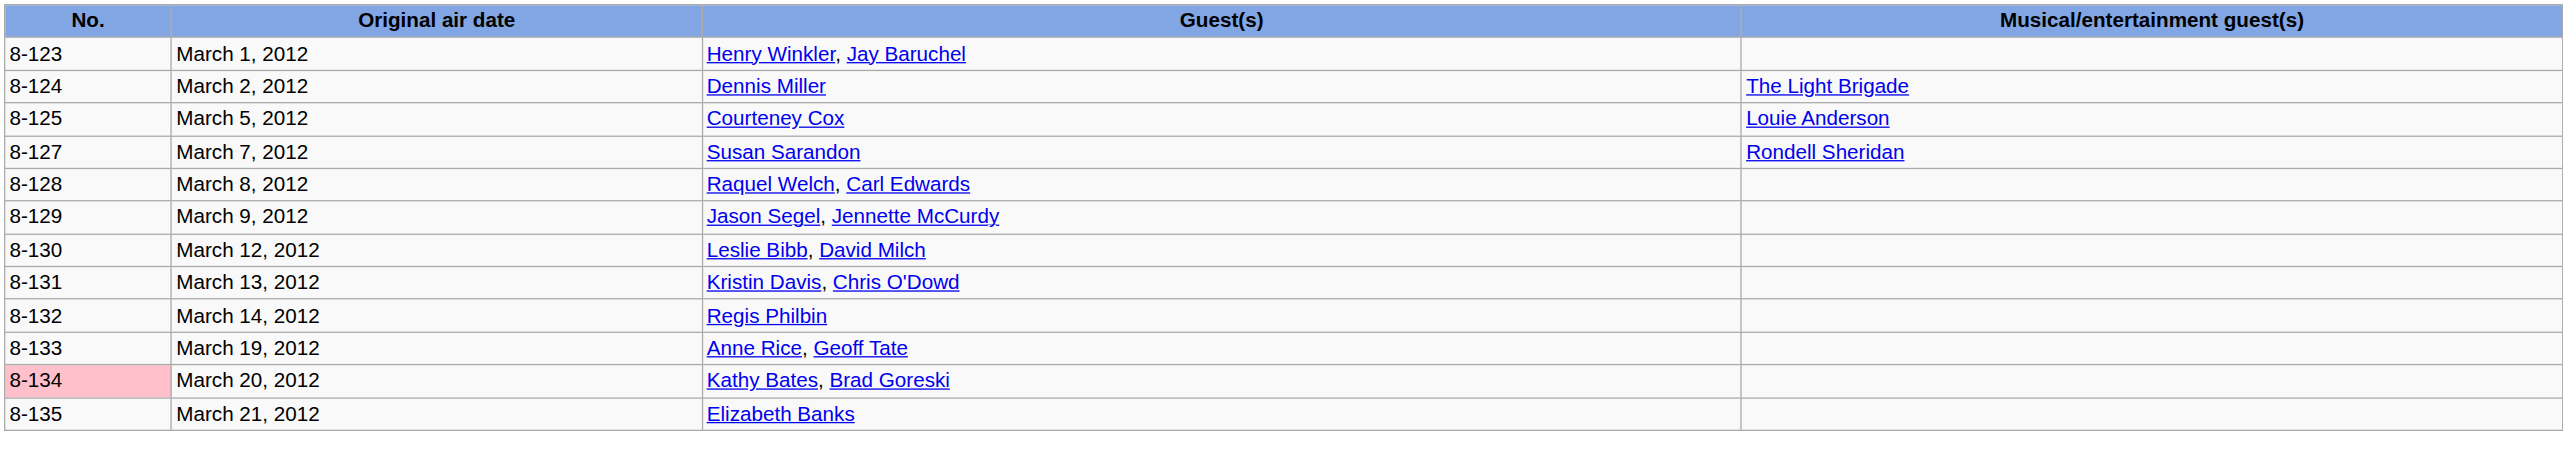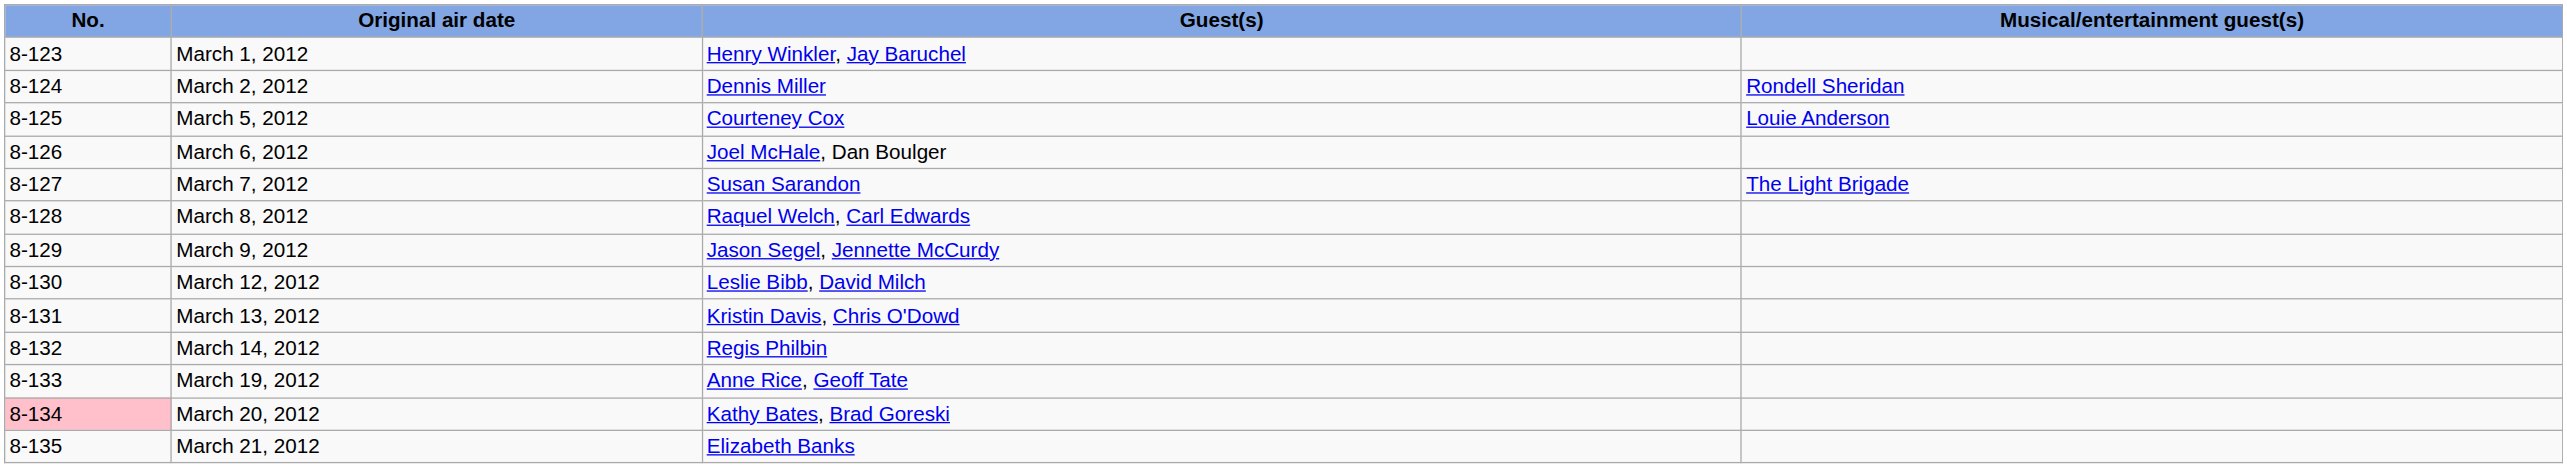(1828, 86) The Light Brigade -> (1825, 86) Rondell Sheridan
+ row: (242, 151)
(1825, 151) Rondell Sheridan -> (1828, 184) The Light Brigade
